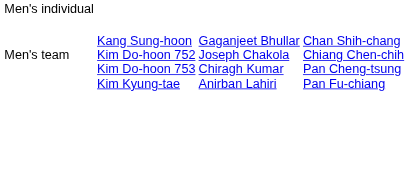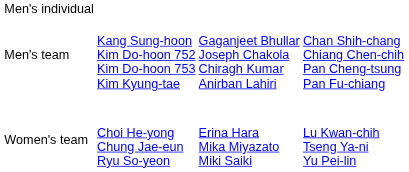+ row: (46, 139)
